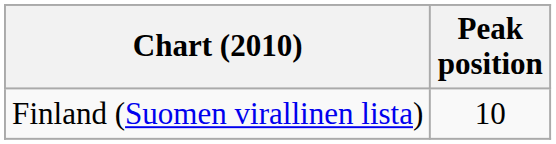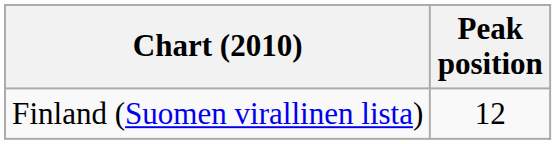(490, 113) 10 -> (490, 113) 12
